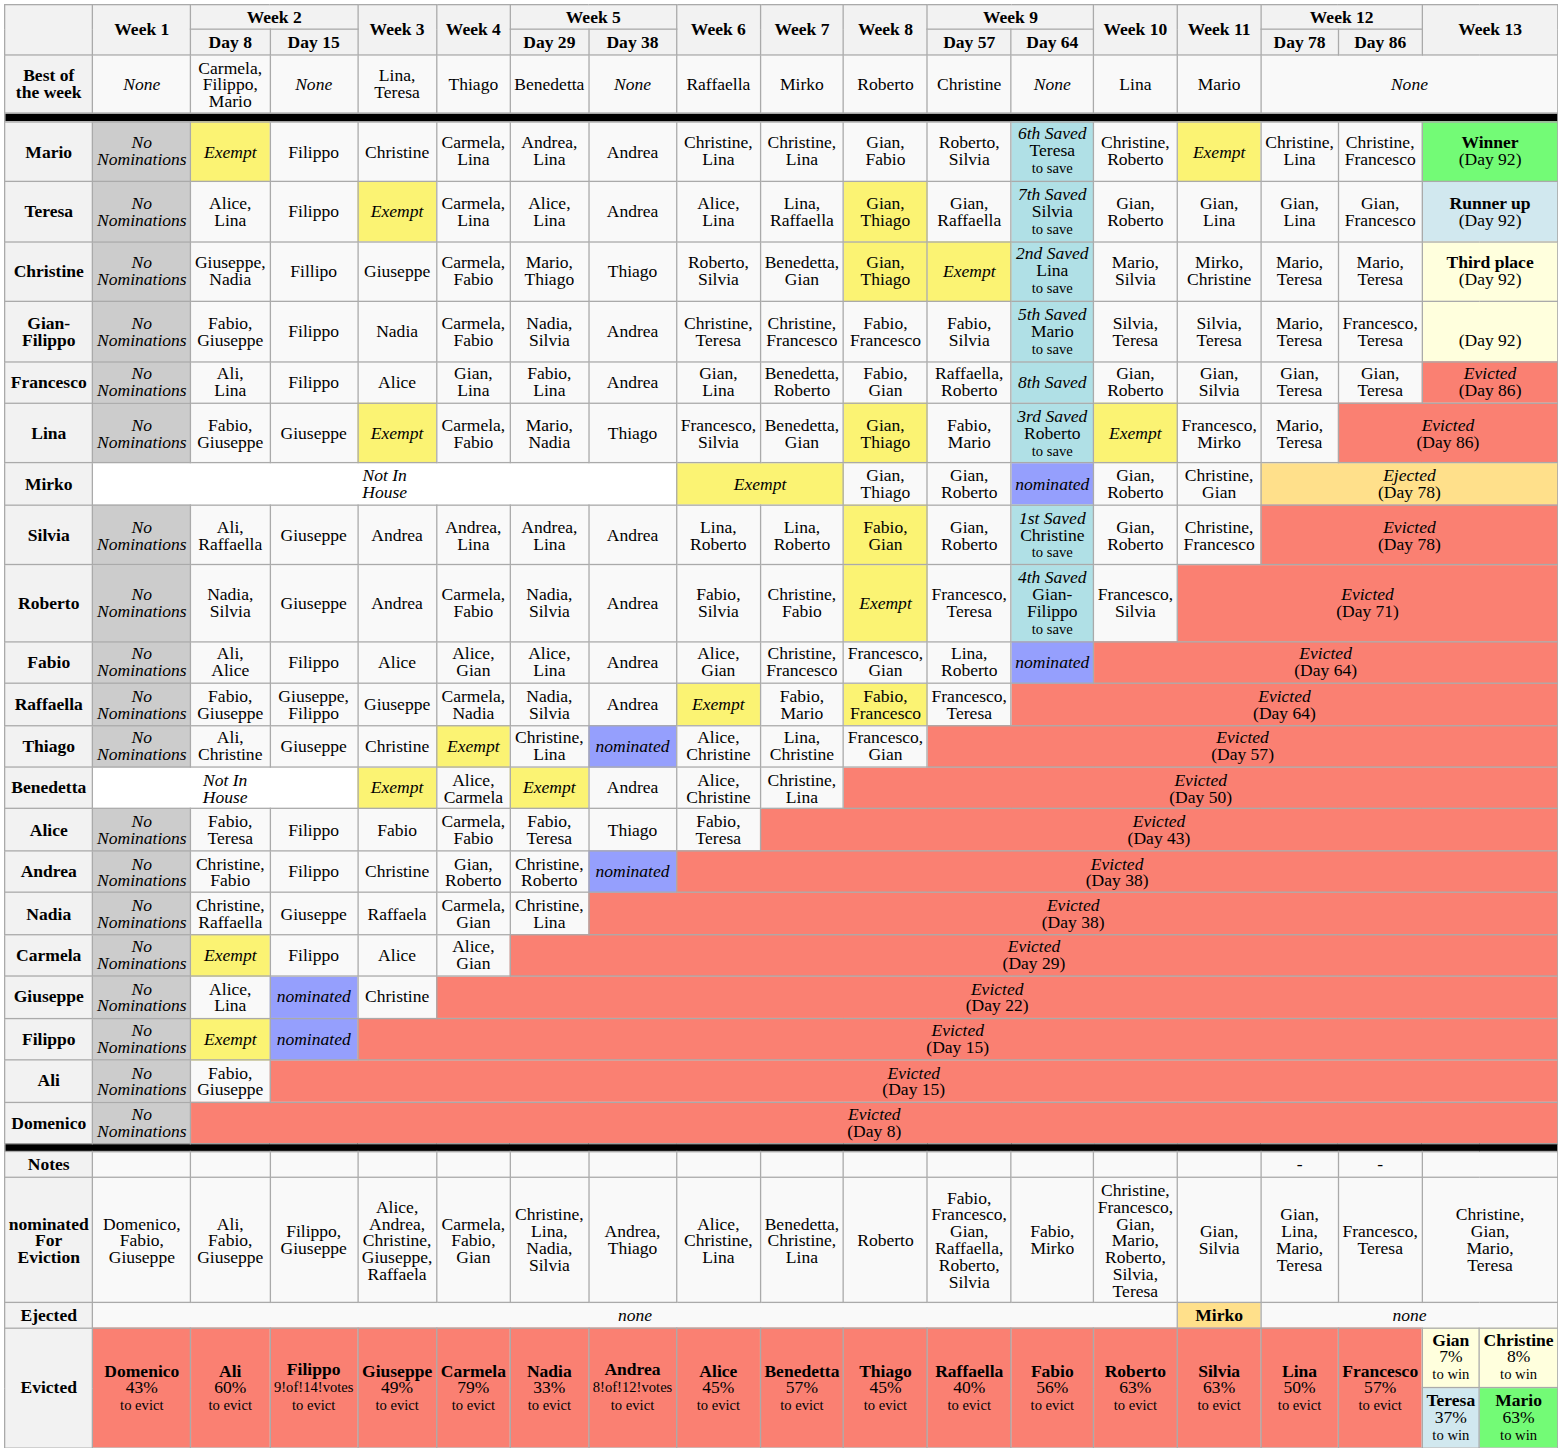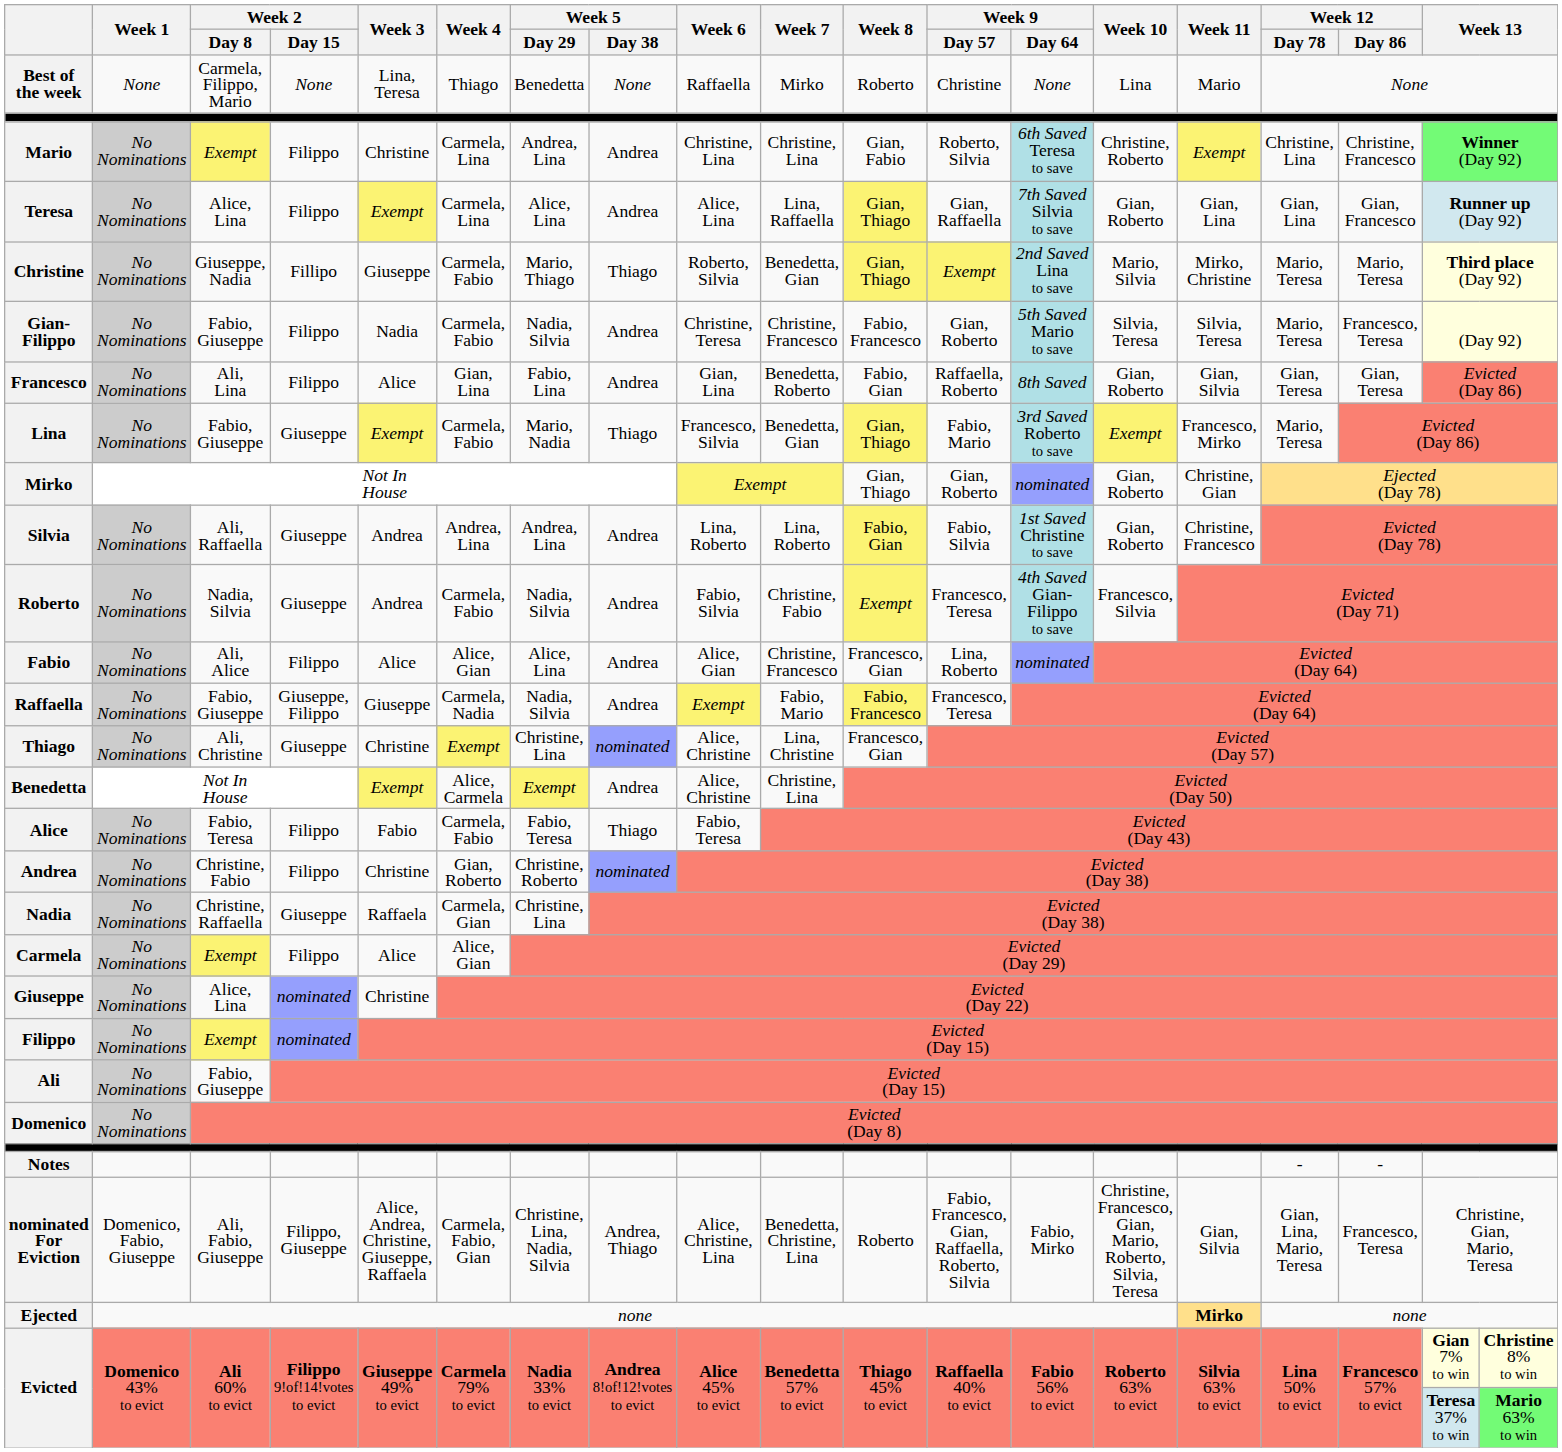(969, 331) Fabio, Silvia -> (969, 331) Gian, Roberto
(969, 534) Gian, Roberto -> (969, 534) Fabio, Silvia
